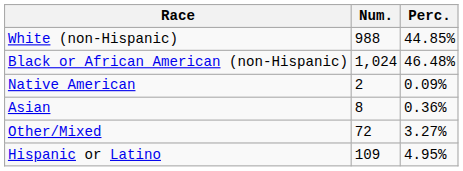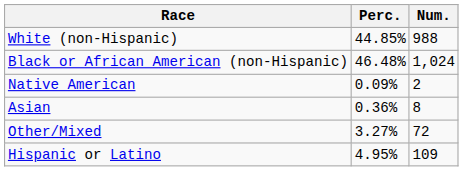columns swapped: (376, 16) <-> (430, 16)
